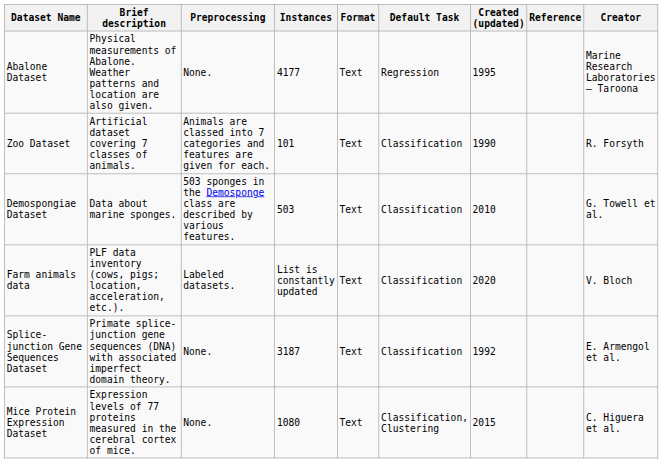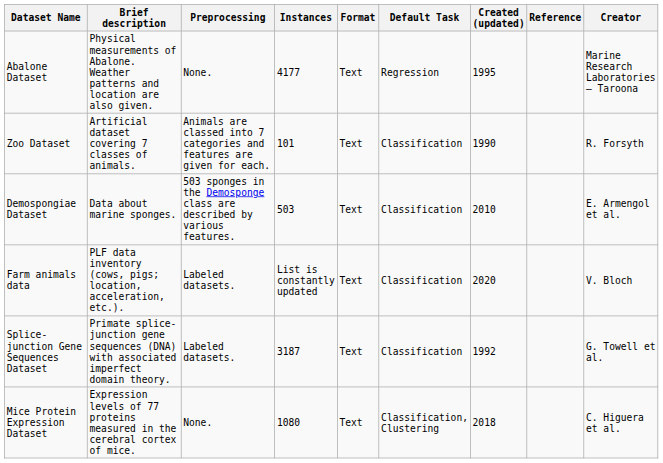(621, 209) G. Towell et al. -> (618, 209) E. Armengol et al.
(198, 351) None. -> (209, 351) Labeled datasets.
(618, 351) E. Armengol et al. -> (621, 351) G. Towell et al.
(484, 423) 2015 -> (484, 423) 2018
